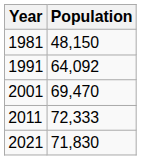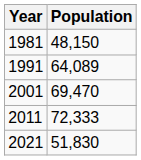(75, 67) 64,092 -> (75, 67) 64,089
(75, 142) 71,830 -> (75, 142) 51,830
